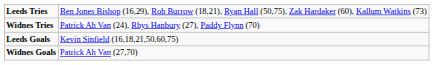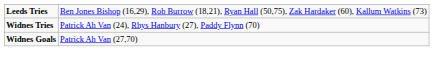- row: (28, 38)
